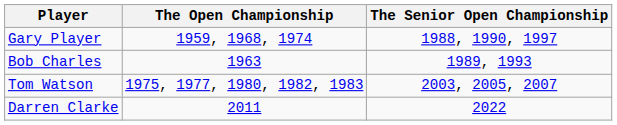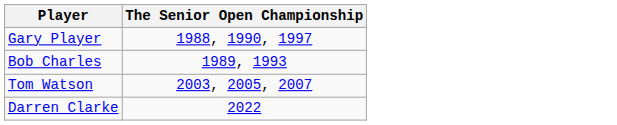- column: (244, 16)
